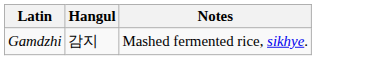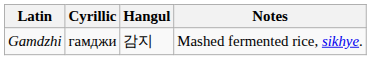+ column: (92, 16)
